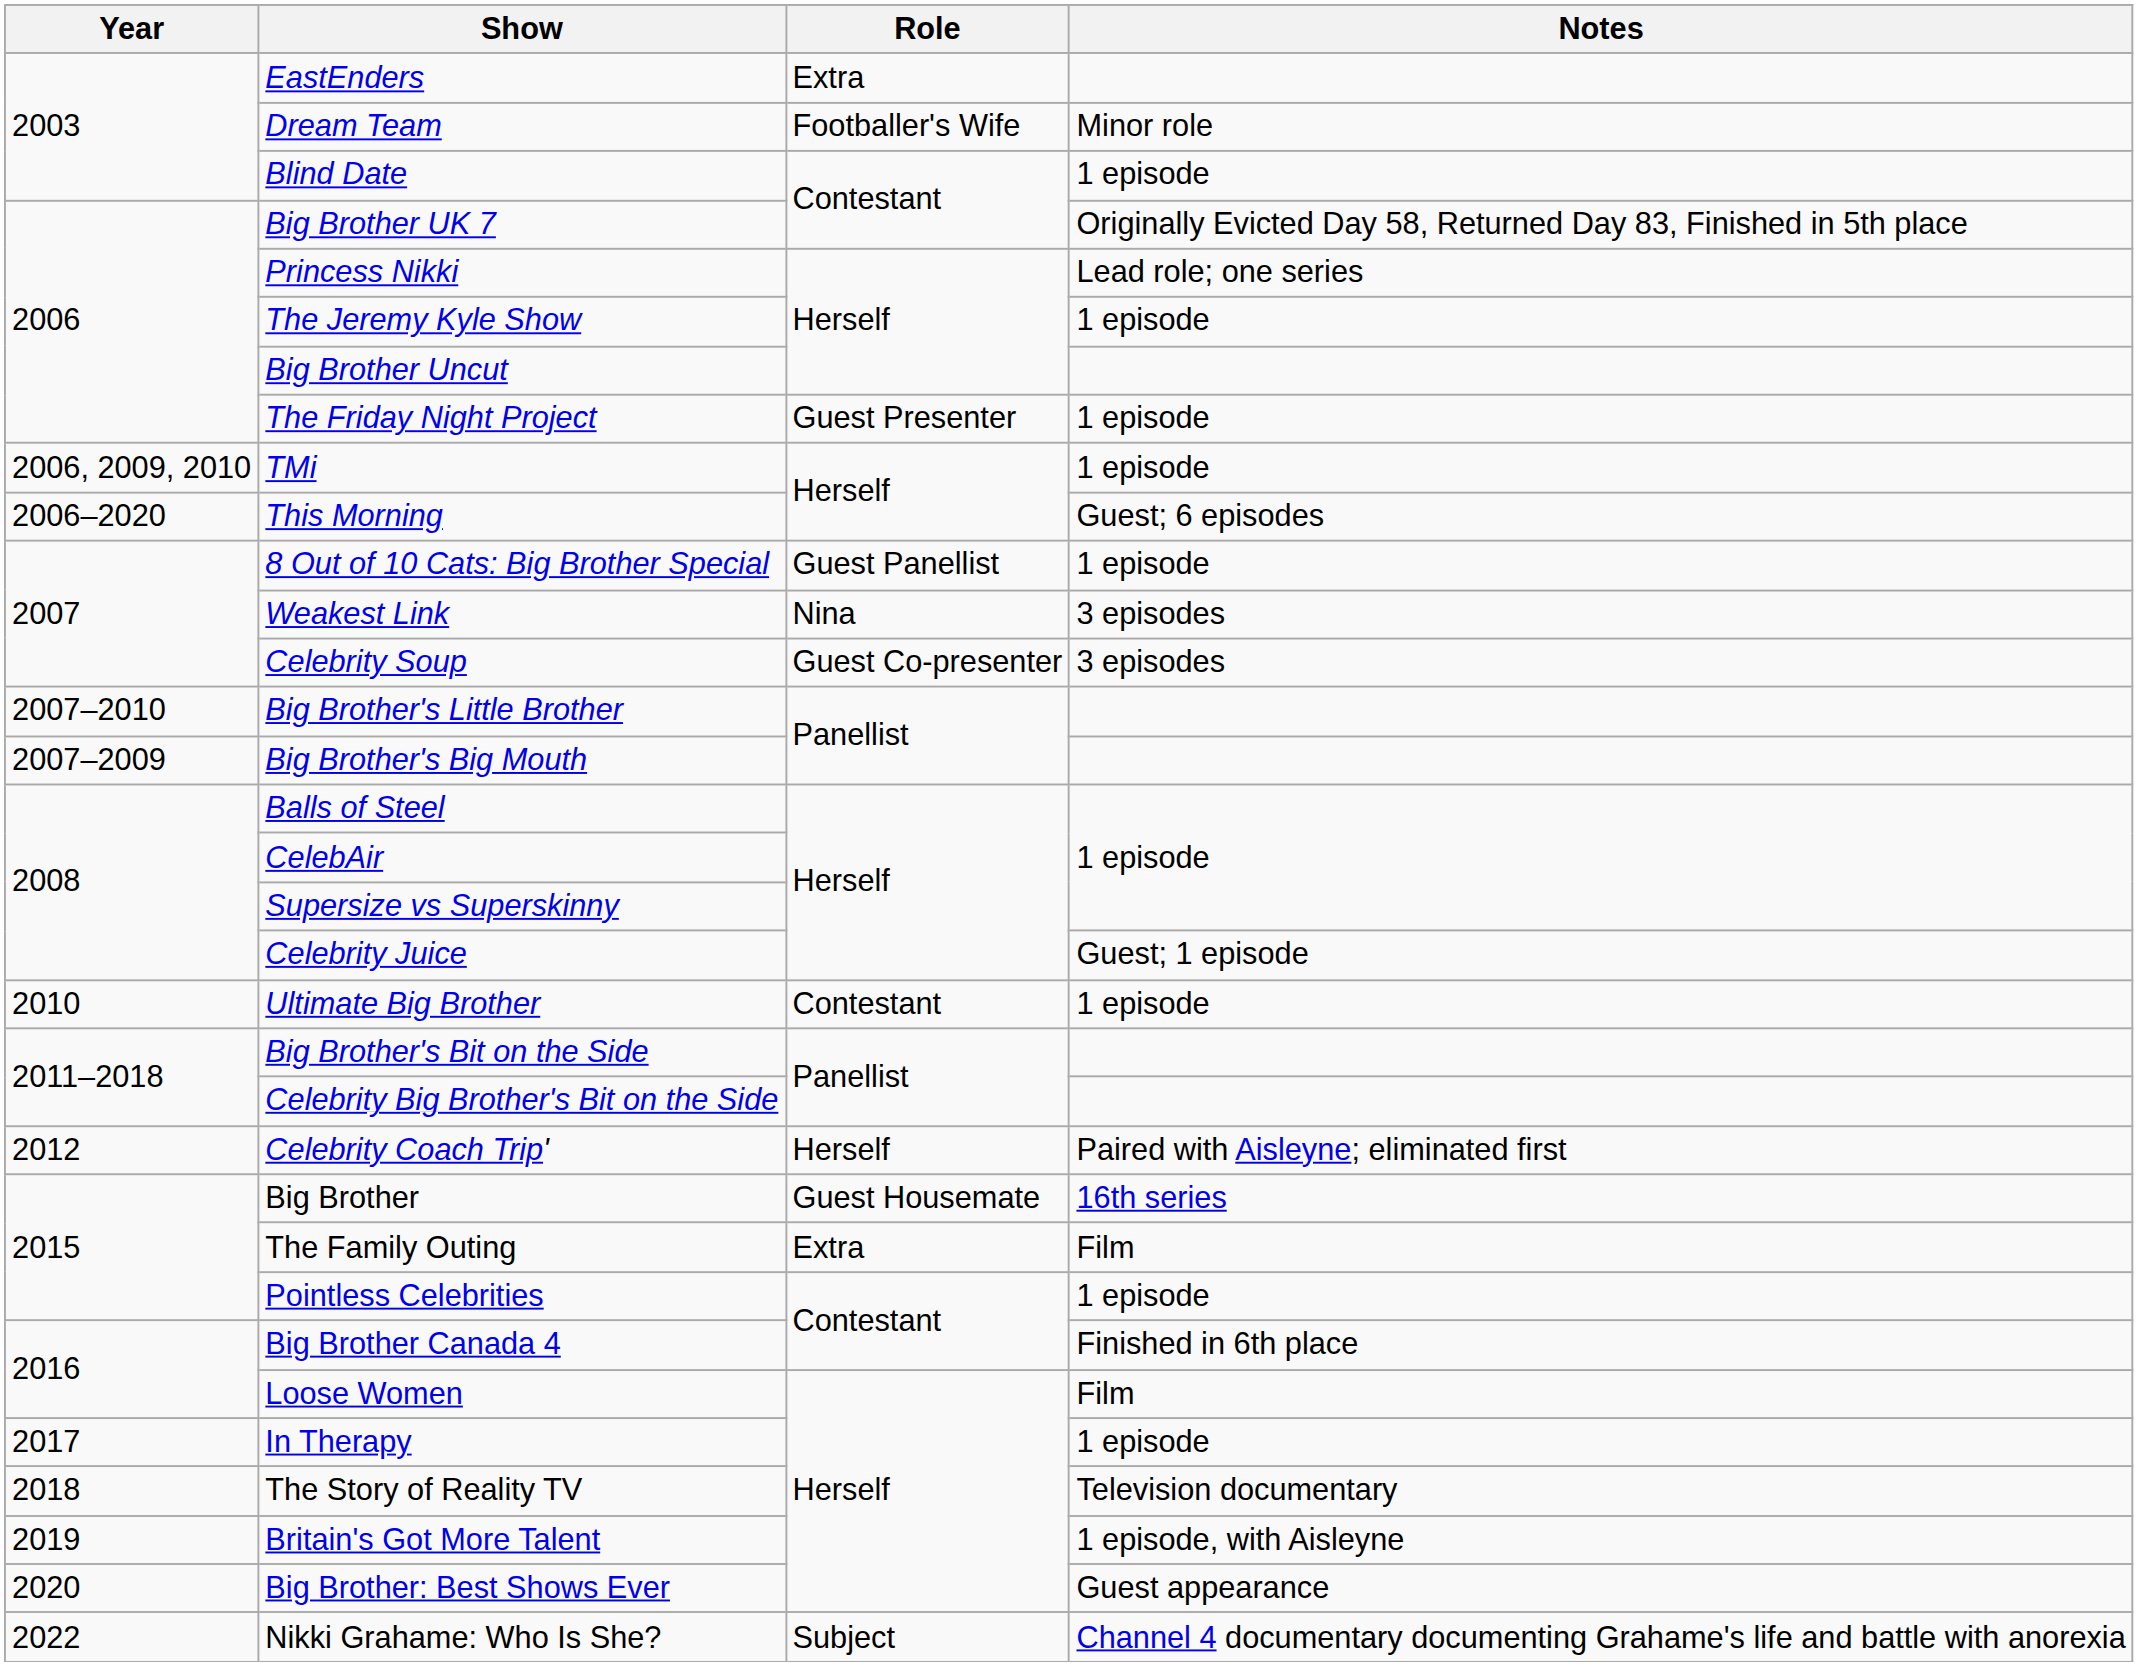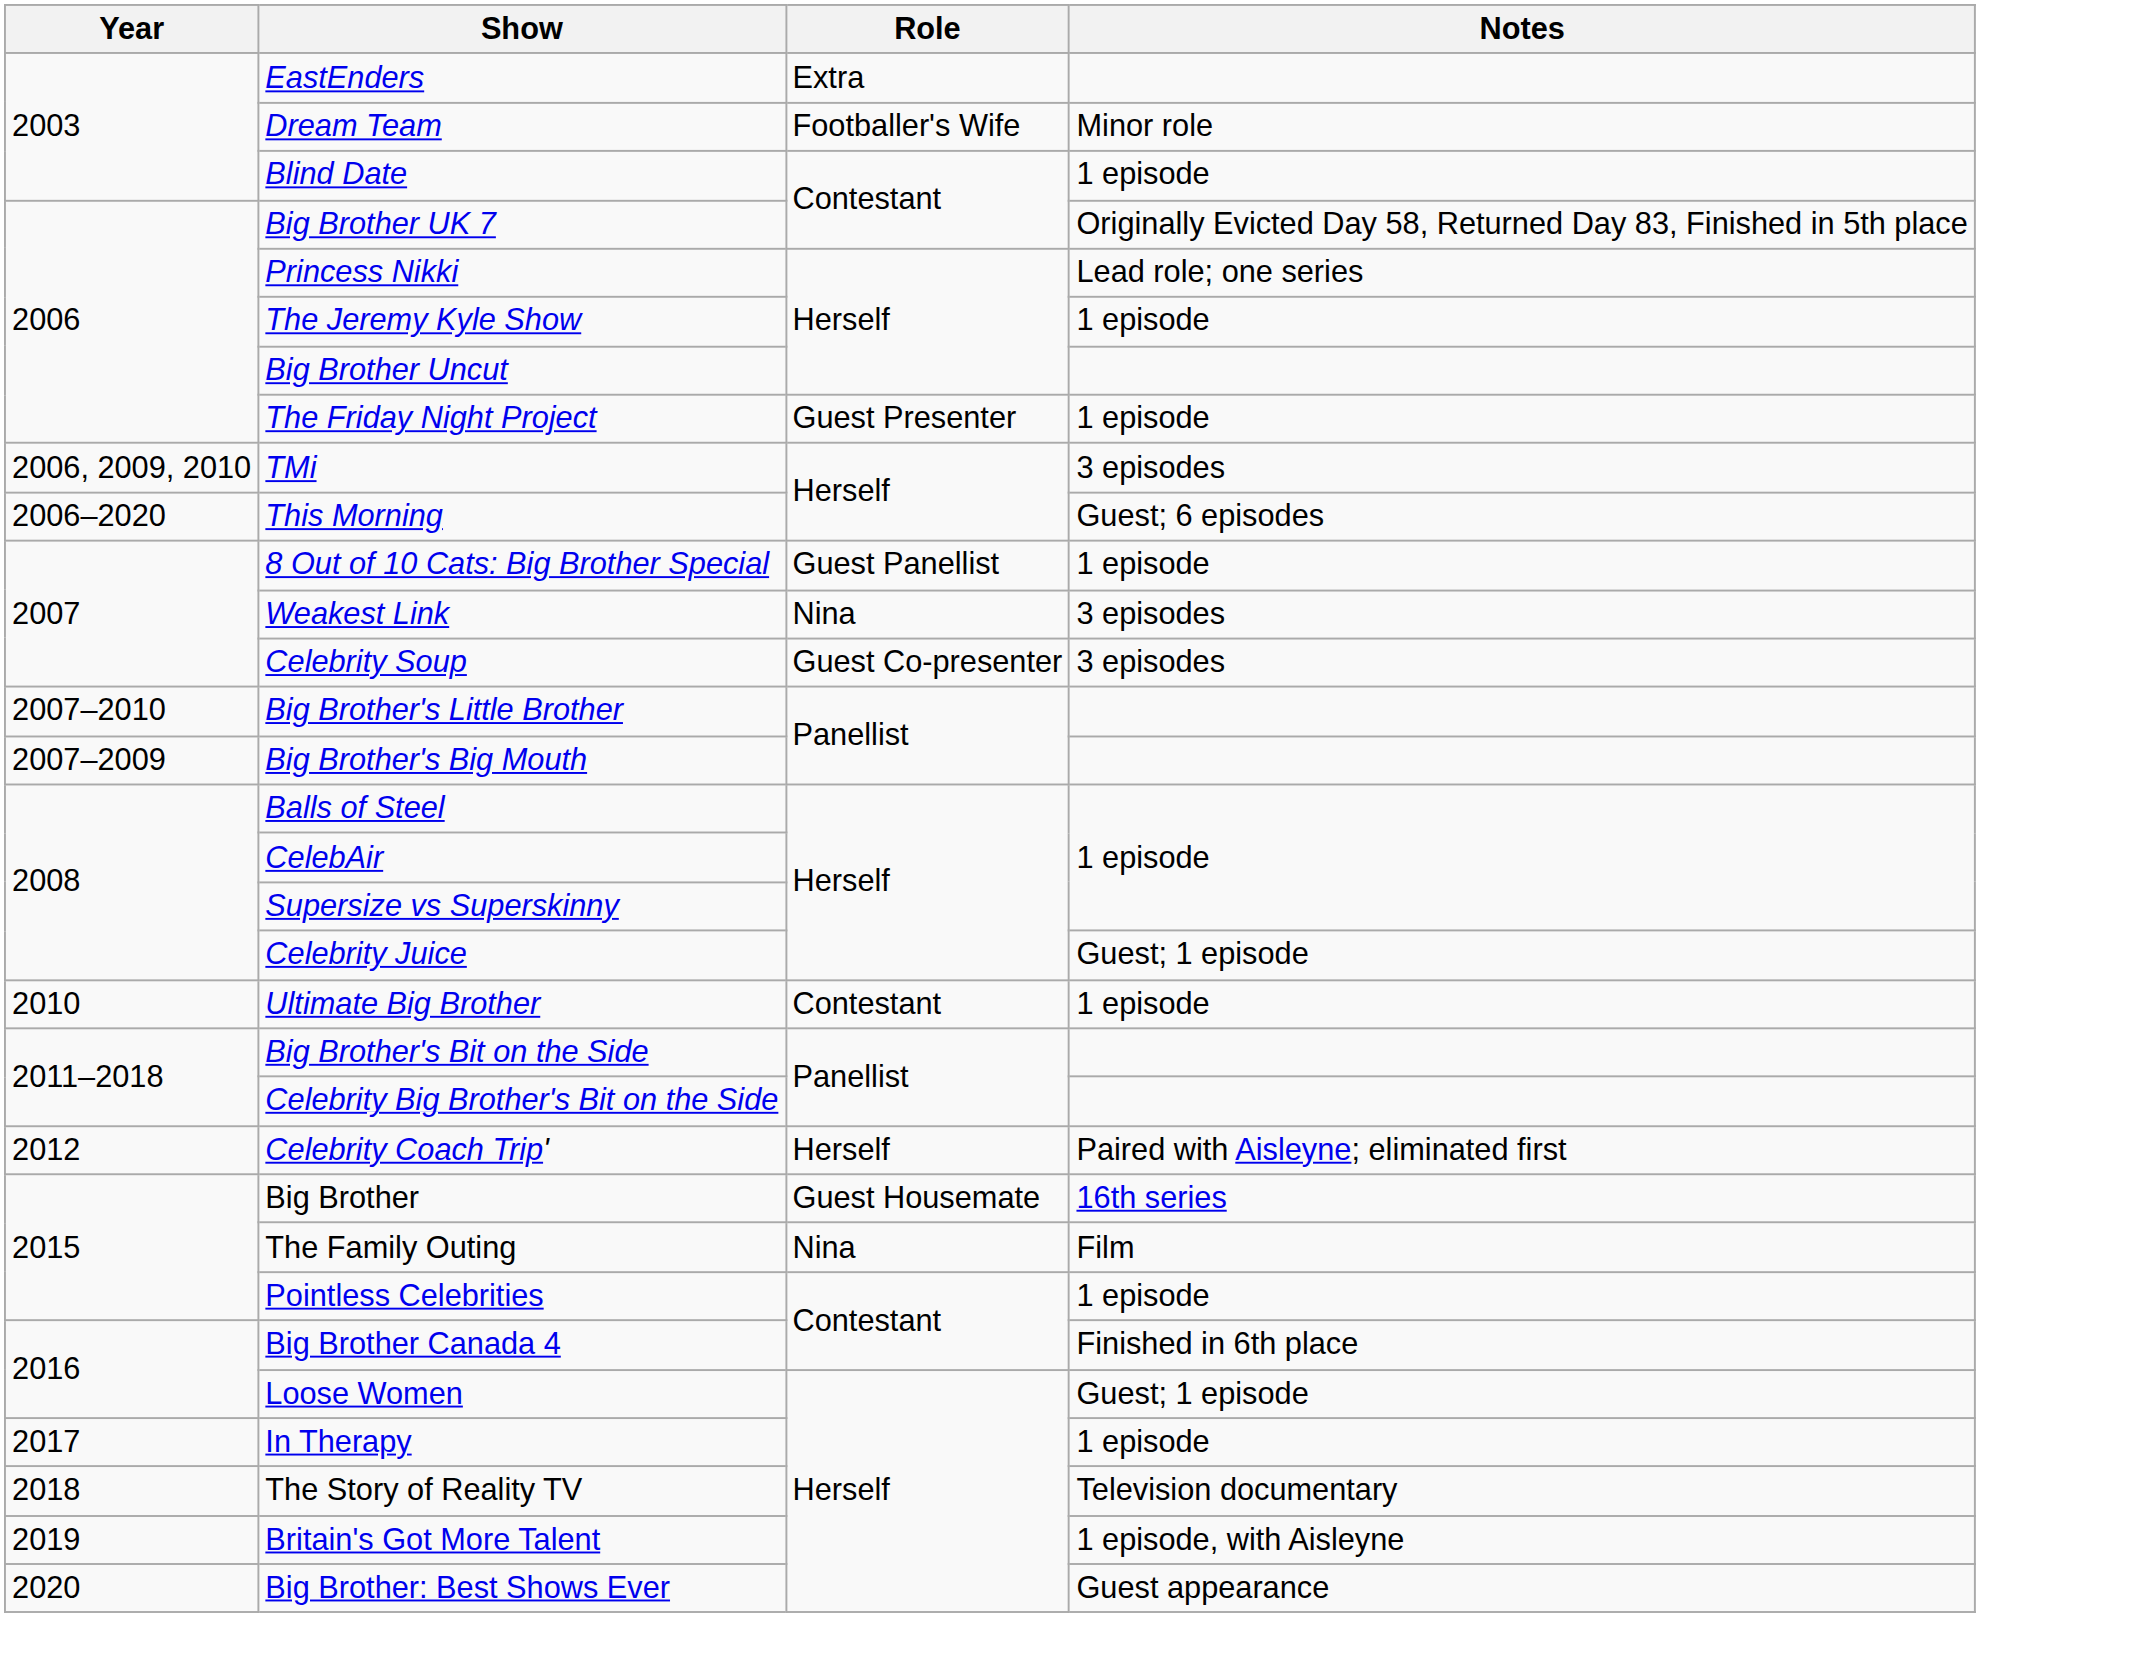(1143, 467) 1 episode -> (1151, 467) 3 episodes
(828, 1246) Extra -> (824, 1246) Nina
(1105, 1393) Film -> (1193, 1393) Guest; 1 episode
- row: (463, 1636)
